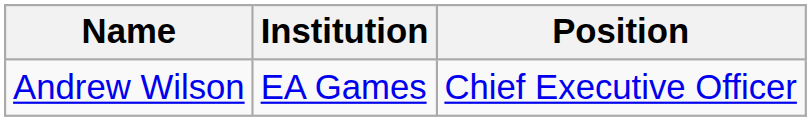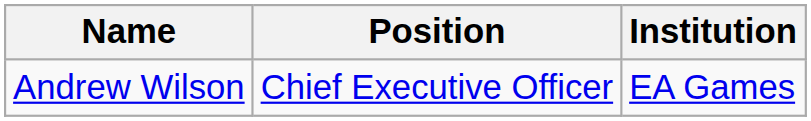columns swapped: (621, 32) <-> (345, 32)
